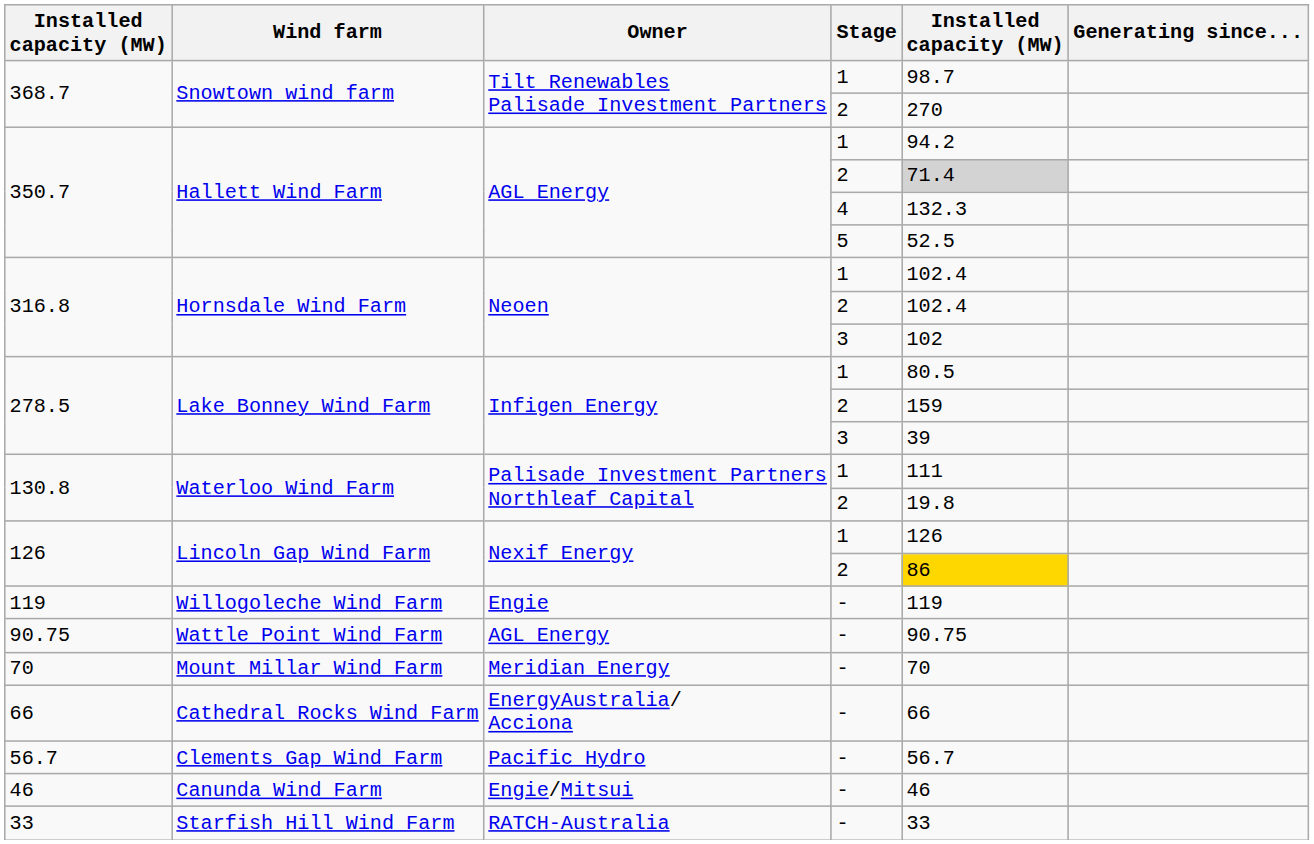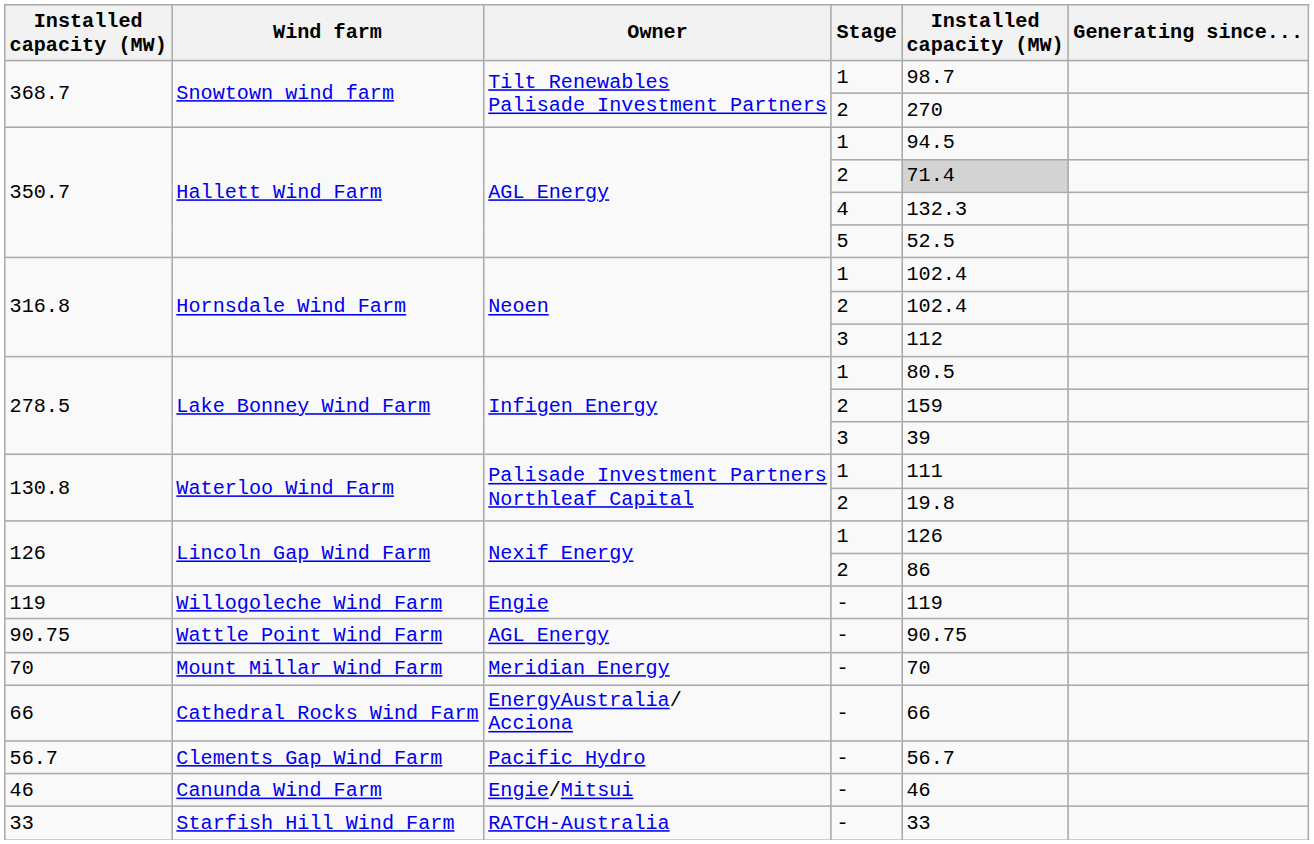(931, 143) 94.2 -> (931, 143) 94.5
(925, 340) 102 -> (925, 340) 112
(919, 570) gold background -> (919, 570) no background
